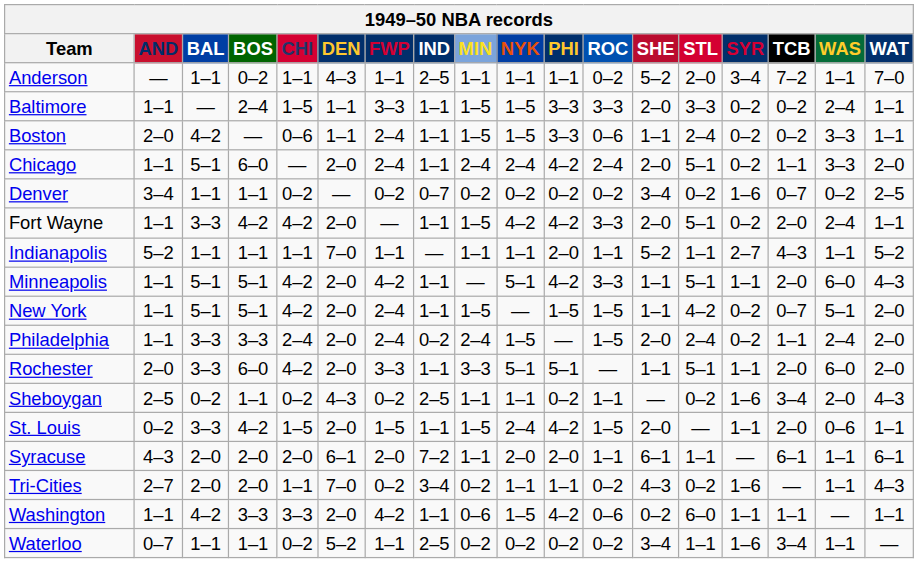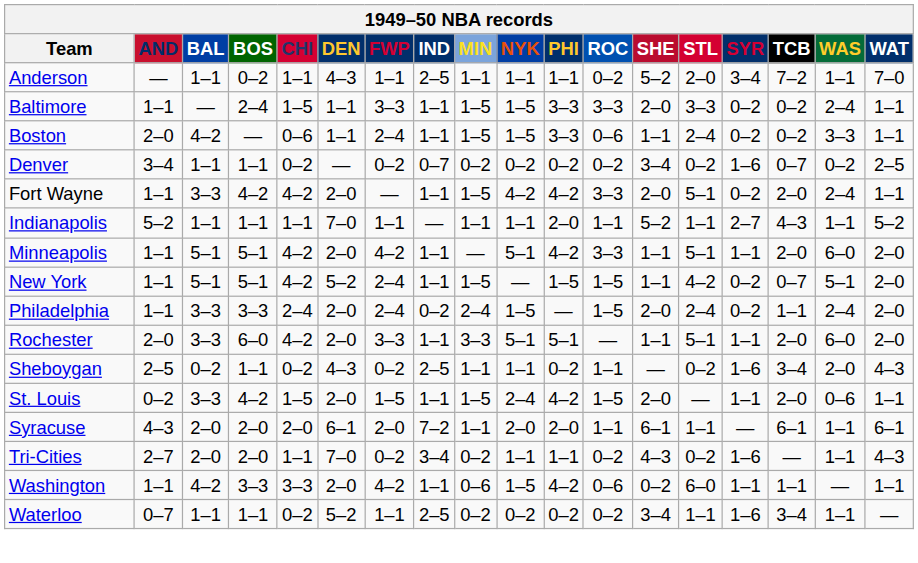- row: (43, 165)
(889, 281) 4–3 -> (889, 252) 2–0
(341, 311) 2–0 -> (341, 281) 5–2
